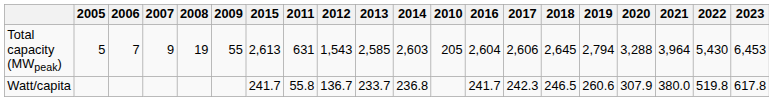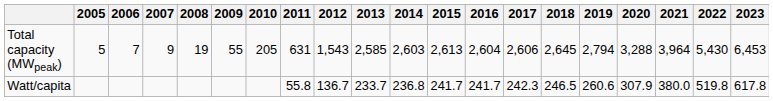columns swapped: (448, 14) <-> (265, 14)
